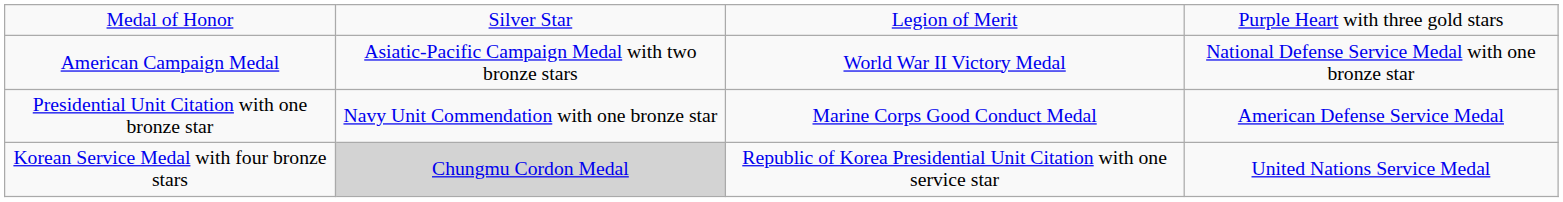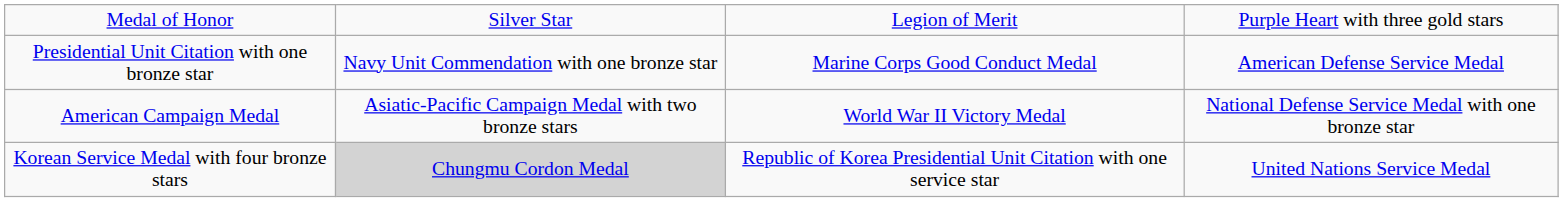rows swapped: (170, 115) <-> (170, 62)
